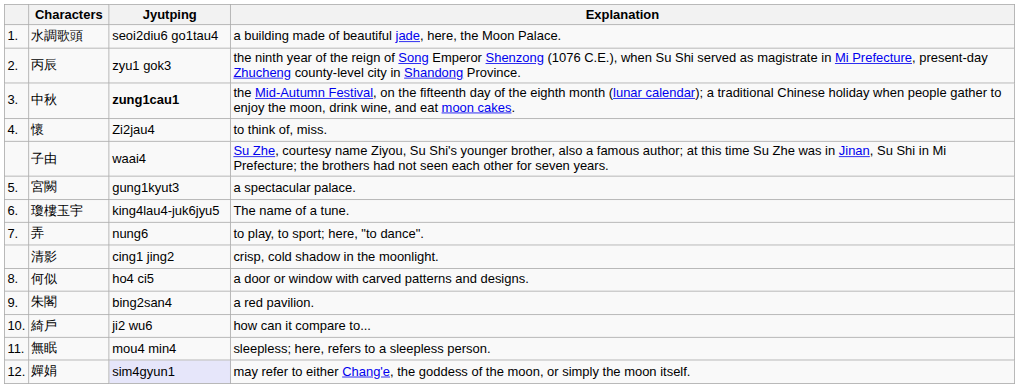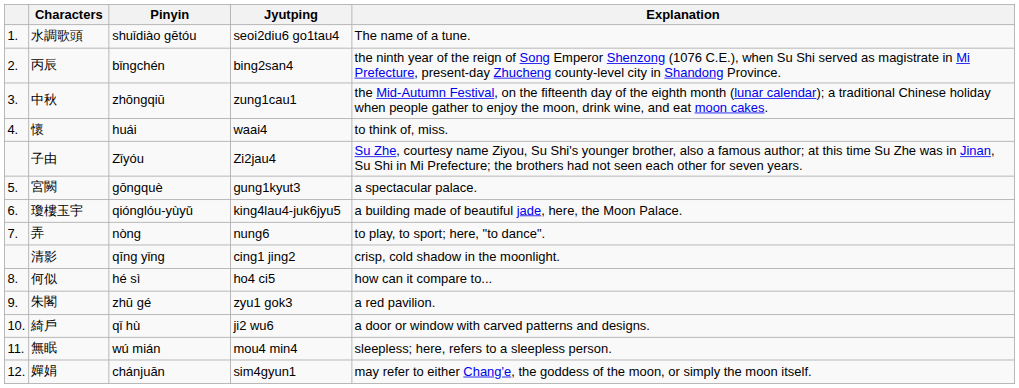+ column: (170, 14)
(397, 36) a building made of beautiful jade, here, the Moon Palace. -> (413, 36) The name of a tune.
(142, 65) zyu1 gok3 -> (263, 65) bing2san4
(146, 100) bold -> (265, 100) normal
(133, 129) Zi2jau4 -> (250, 129) waai4
(129, 158) waai4 -> (255, 158) Zi2jau4
(291, 210) The name of a tune. -> (518, 210) a building made of beautiful jade, here, the Moon Palace.
(381, 279) a door or window with carved patterns and designs. -> (423, 279) how can it compare to...
(142, 302) bing2san4 -> (263, 302) zyu1 gok3
(302, 325) how can it compare to... -> (502, 325) a door or window with carved patterns and designs.
(144, 371) lavender background -> (265, 371) no background
